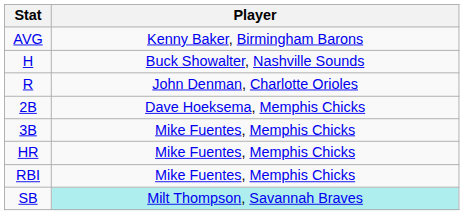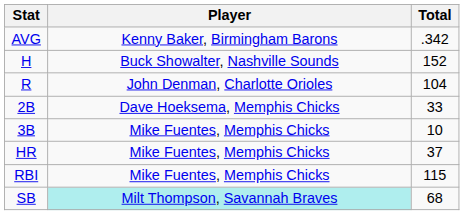+ column: (435, 15)
